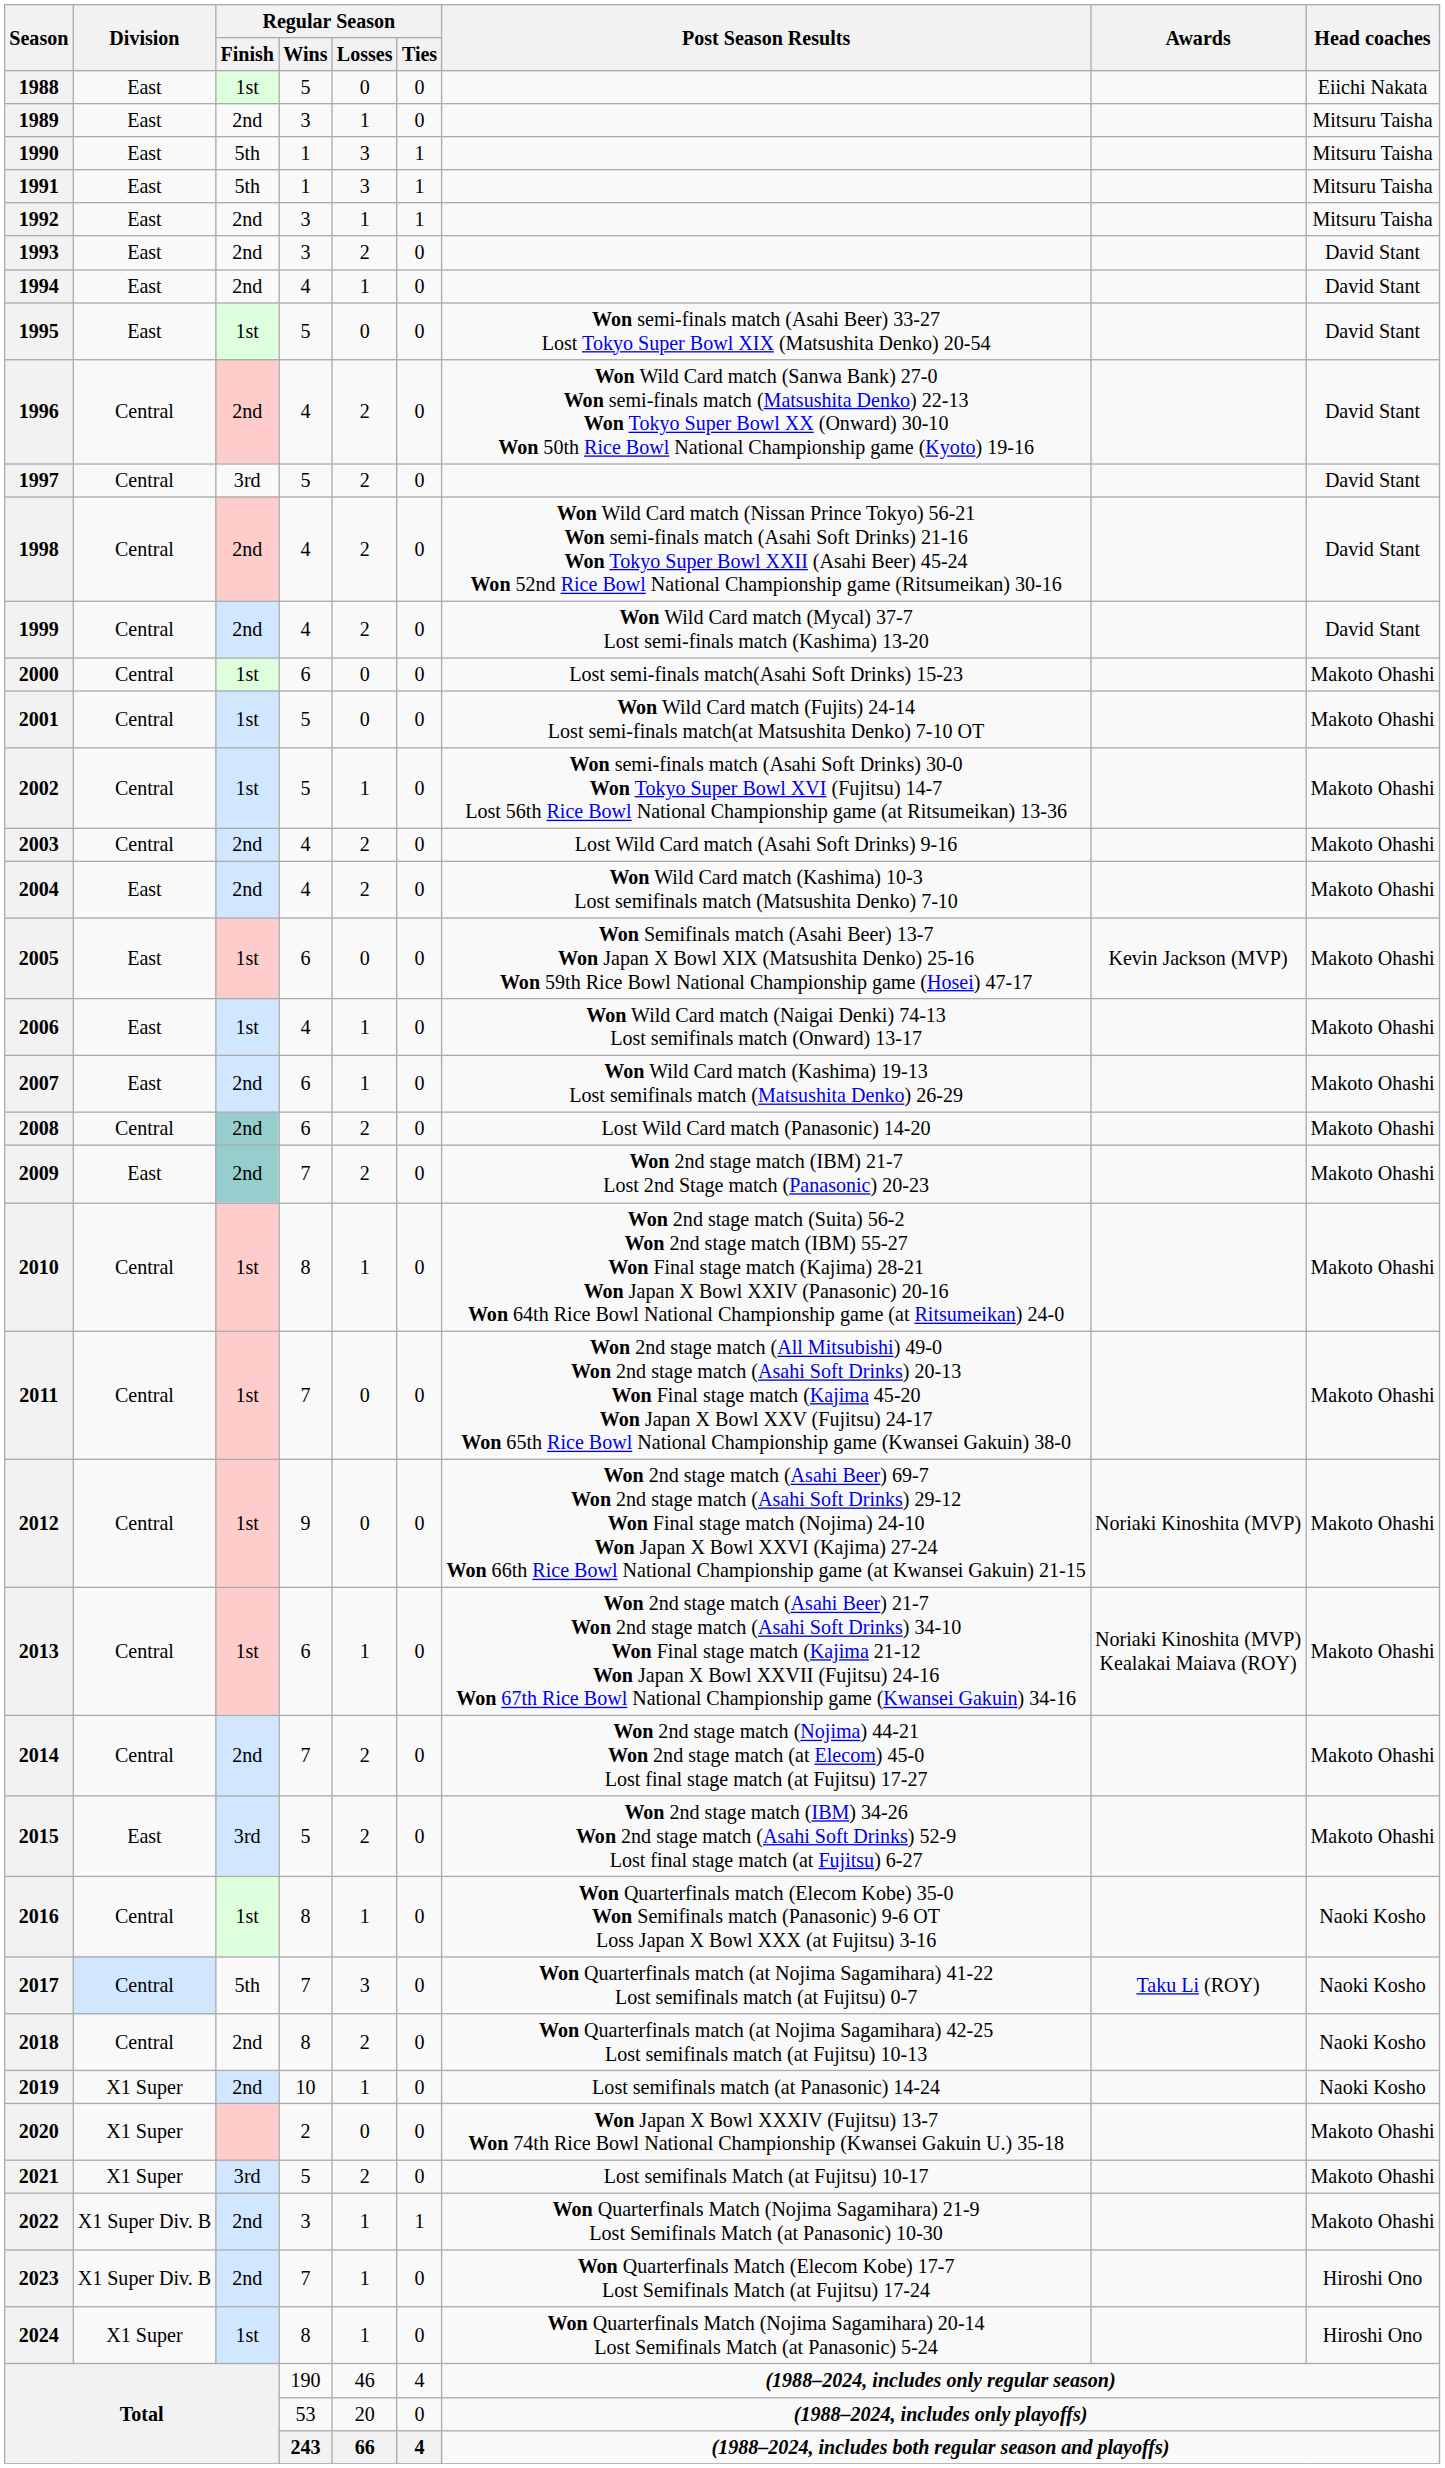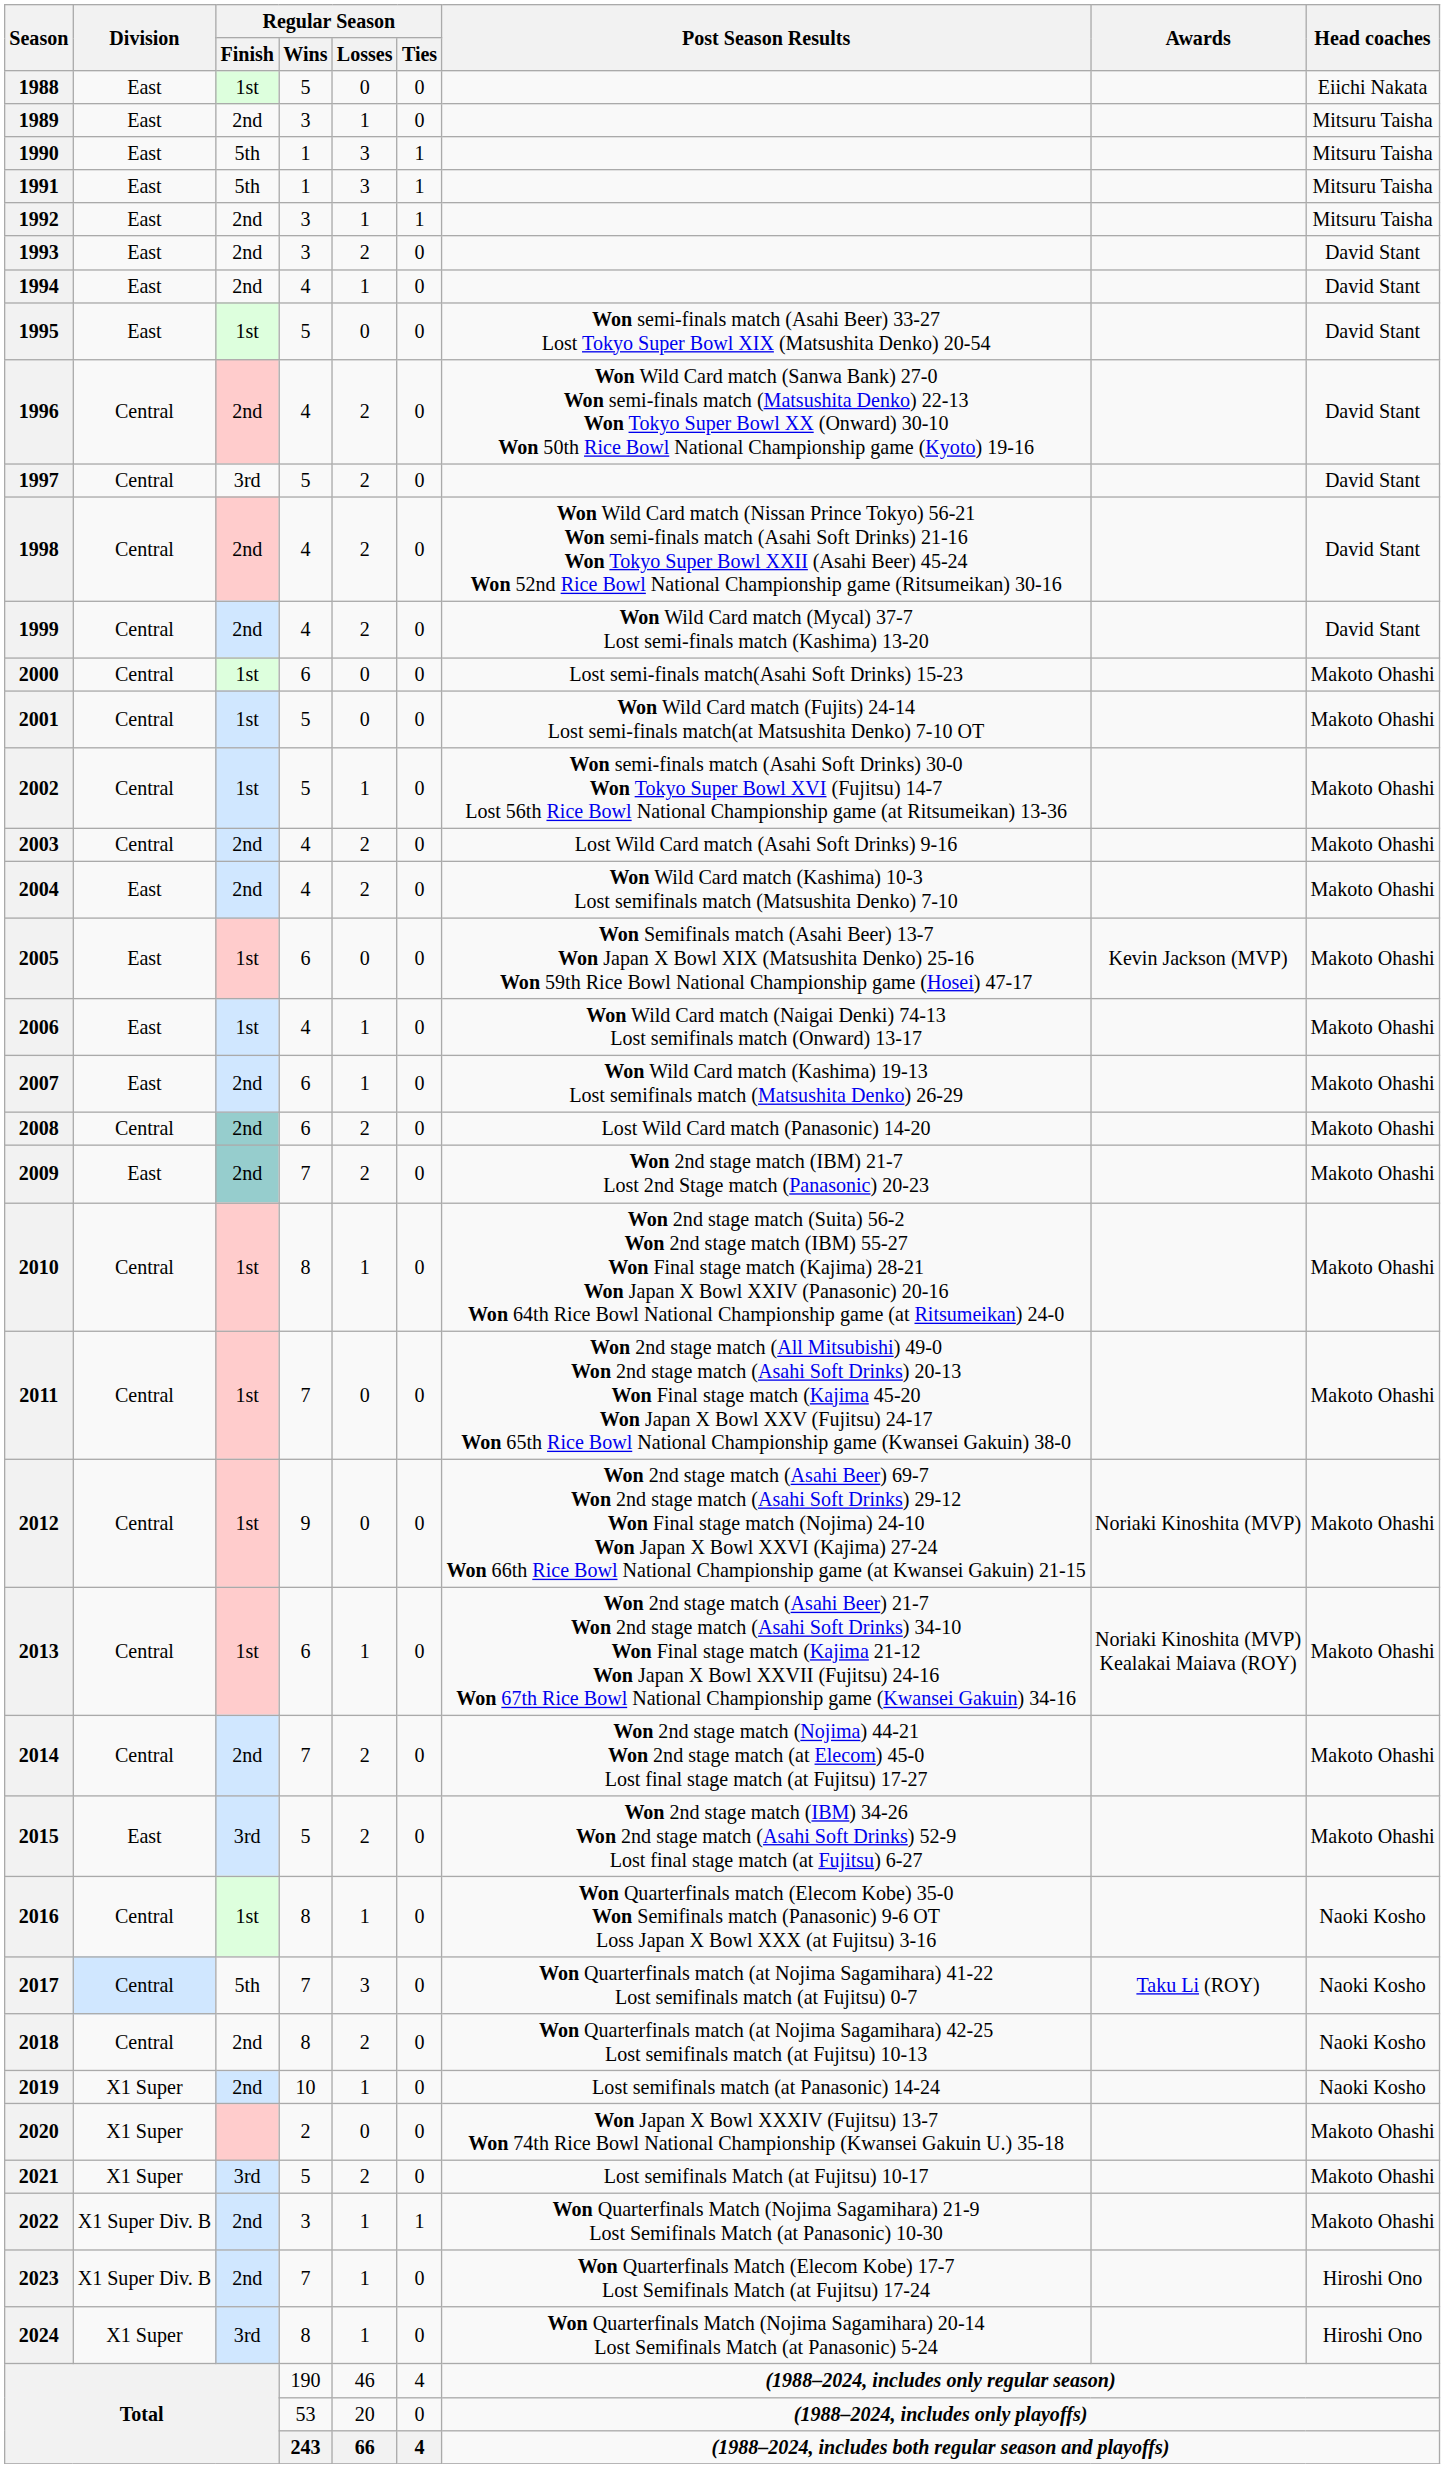(247, 2335) 1st -> (247, 2335) 3rd
